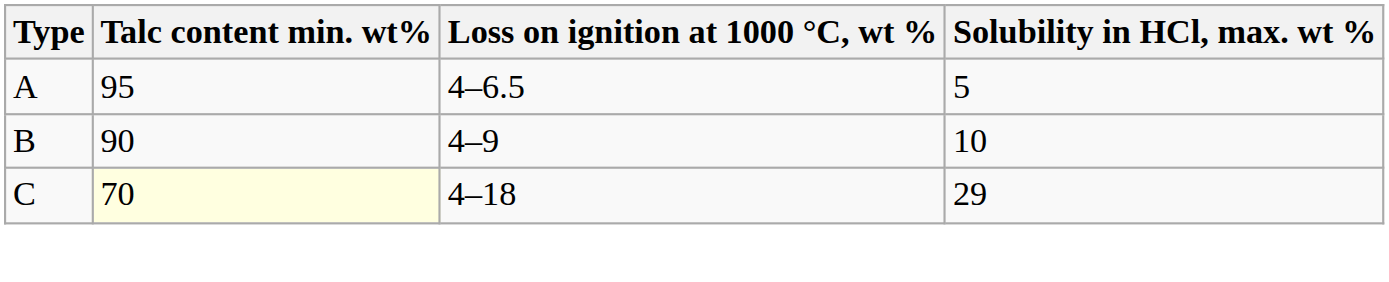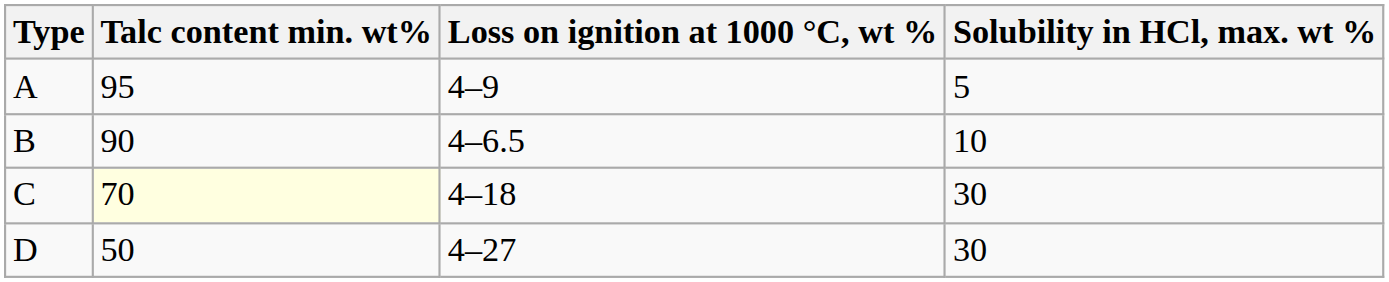(486, 85) 4–6.5 -> (473, 85) 4–9
(473, 140) 4–9 -> (486, 140) 4–6.5
(970, 194) 29 -> (970, 194) 30
+ row: (25, 248)
